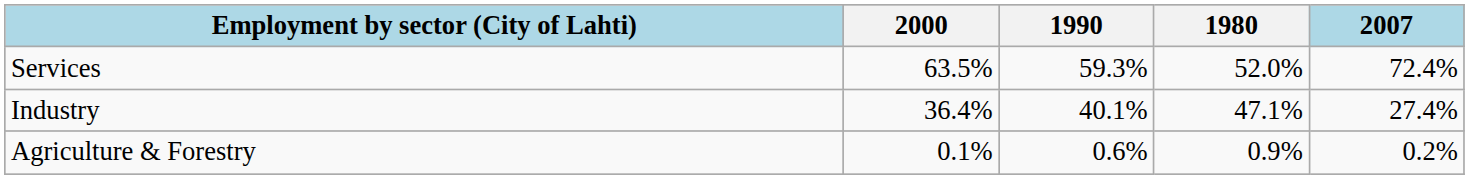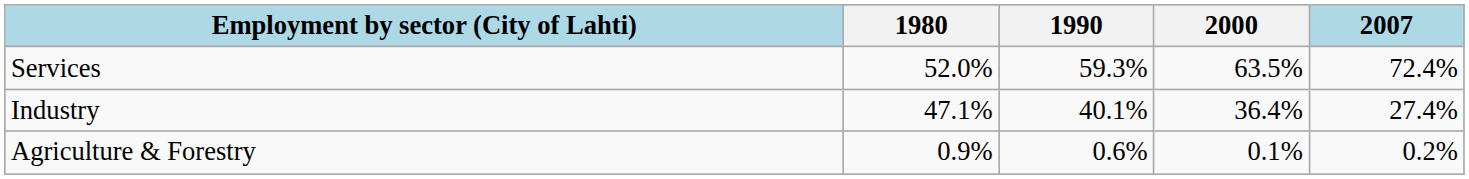columns swapped: (1231, 25) <-> (921, 25)
